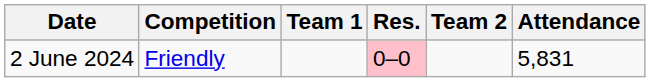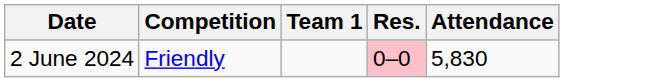- column: (469, 22)
(546, 58) 5,831 -> (459, 58) 5,830
